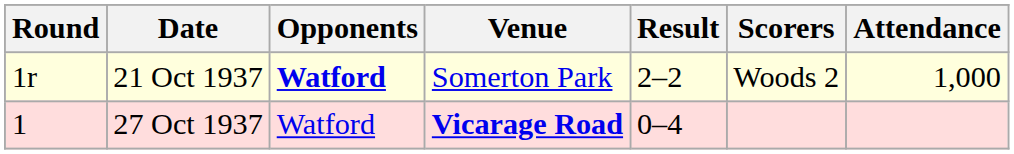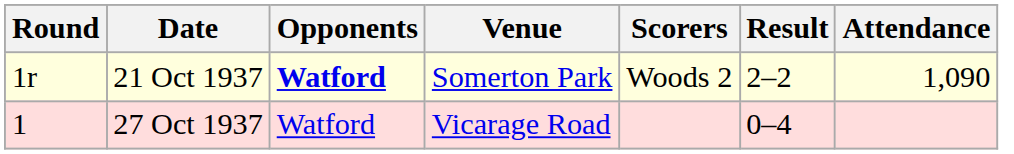columns swapped: (678, 28) <-> (786, 28)
(967, 76) 1,000 -> (956, 76) 1,090
(527, 124) bold -> (521, 124) normal
